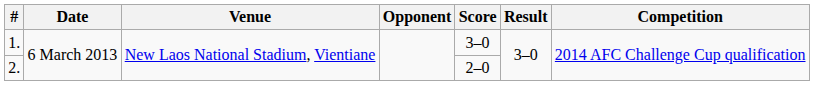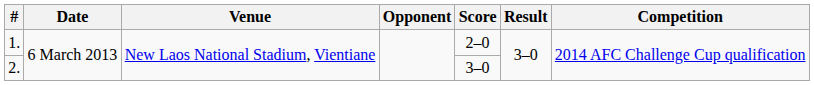(478, 42) 3–0 -> (478, 42) 2–0
(478, 67) 2–0 -> (478, 67) 3–0
